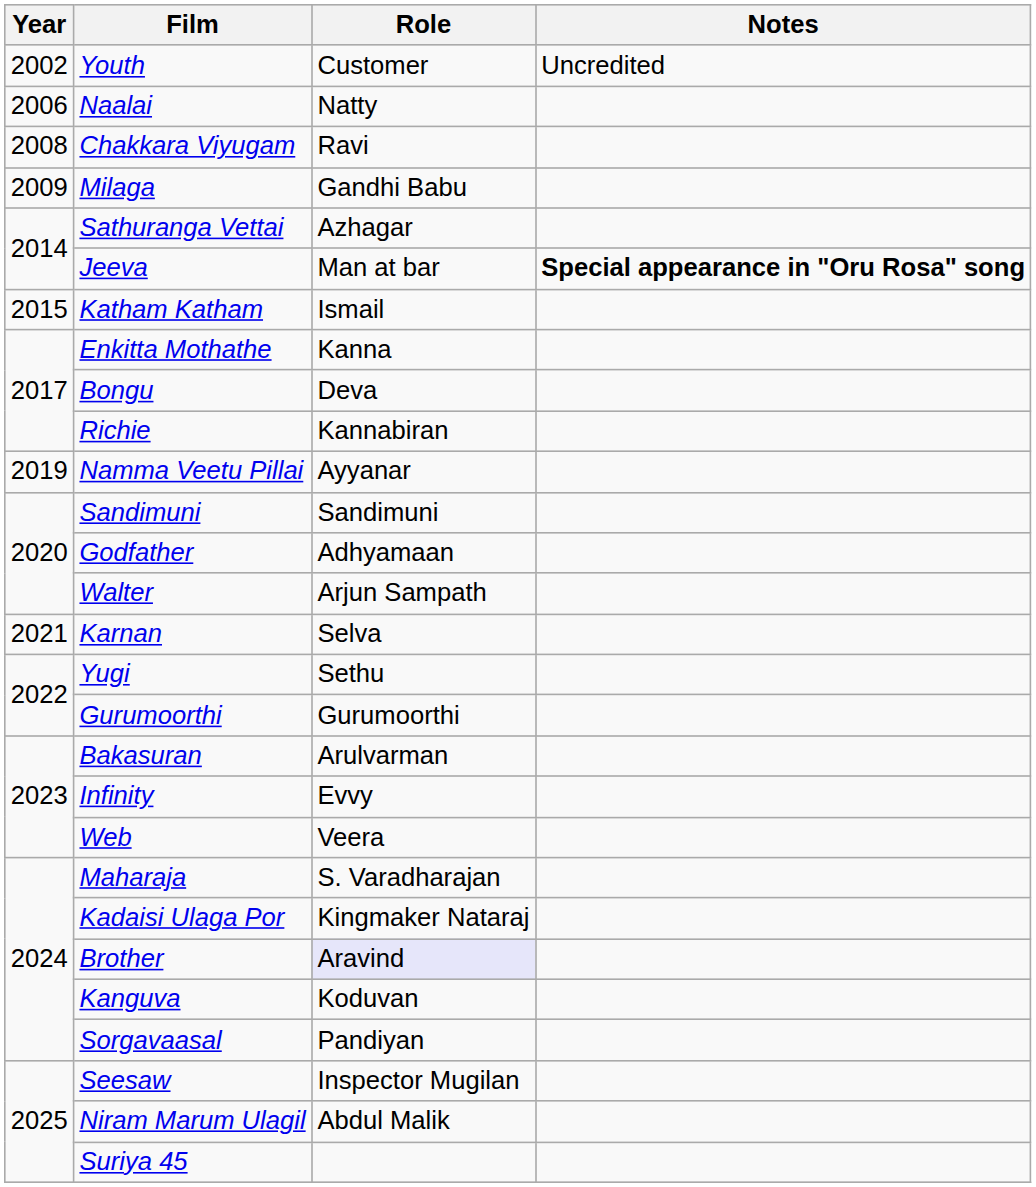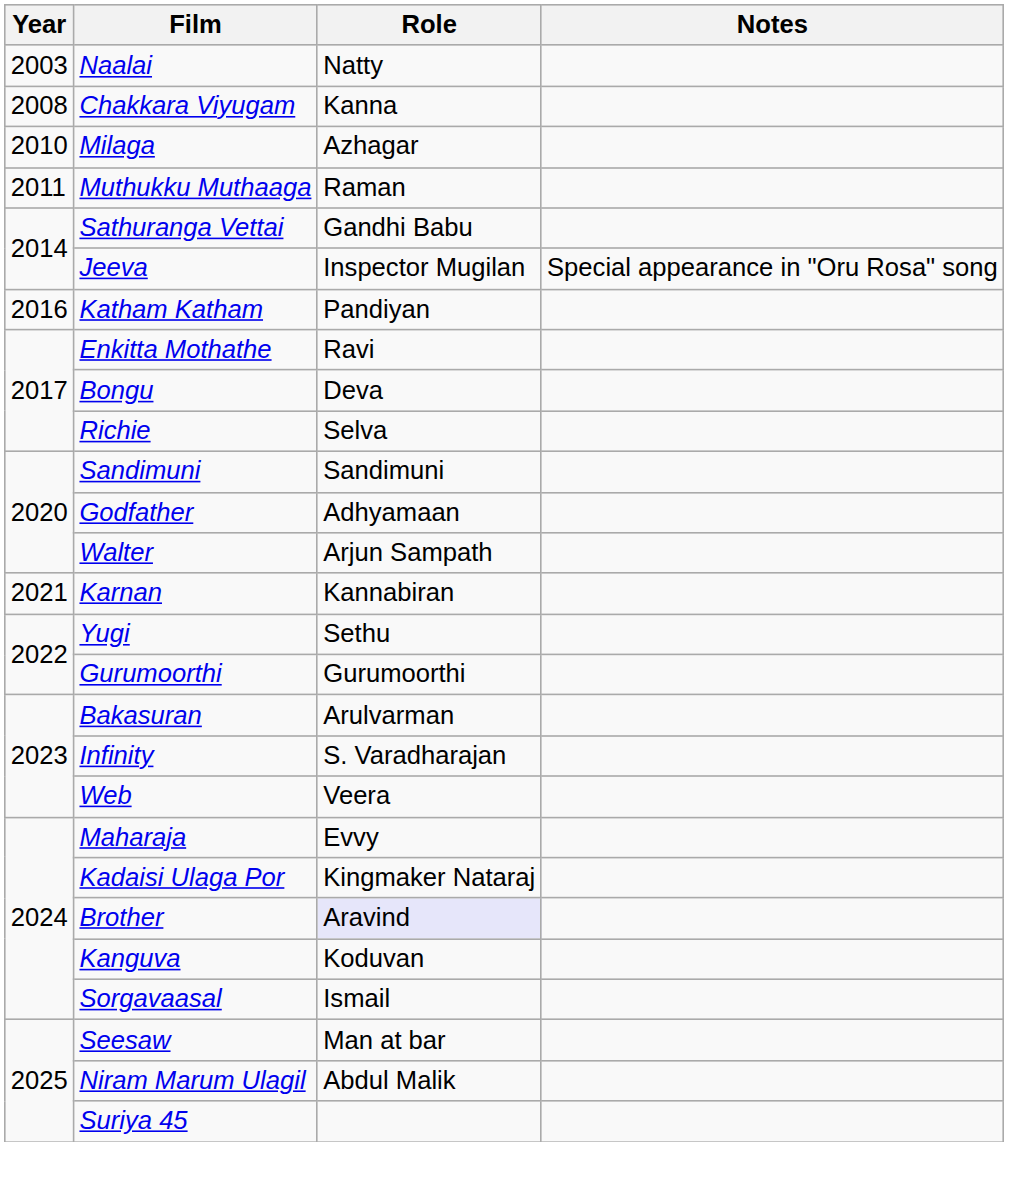- row: (112, 65)
(39, 106) 2006 -> (39, 65) 2003
(343, 146) Ravi -> (360, 106) Kanna
(39, 187) 2009 -> (39, 146) 2010
(392, 187) Gandhi Babu -> (371, 146) Azhagar
+ row: (195, 187)
(365, 227) Azhagar -> (398, 227) Gandhi Babu
(379, 268) Man at bar -> (424, 268) Inspector Mugilan
(783, 268) bold -> (772, 268) normal
(39, 308) 2015 -> (39, 308) 2016
(351, 308) Ismail -> (377, 308) Pandiyan
(354, 349) Kanna -> (349, 349) Ravi
(383, 430) Kannabiran -> (355, 430) Selva
- row: (191, 471)
(349, 633) Selva -> (389, 593) Kannabiran
(345, 796) Evvy -> (415, 755) S. Varadharajan
(409, 877) S. Varadharajan -> (351, 836) Evvy
(371, 1039) Pandiyan -> (357, 999) Ismail
(418, 1080) Inspector Mugilan -> (384, 1039) Man at bar
